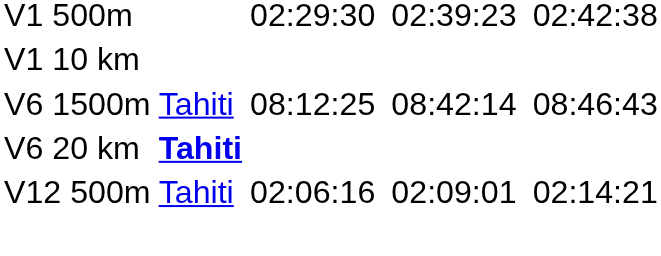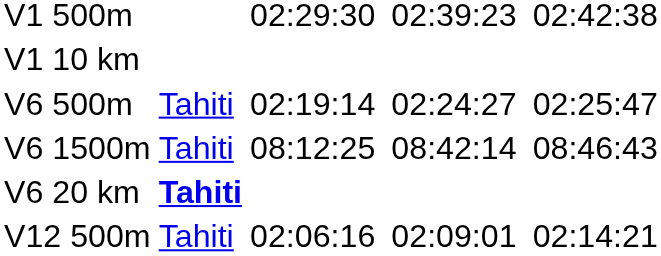+ row: (68, 104)
